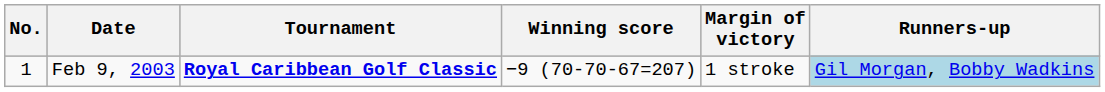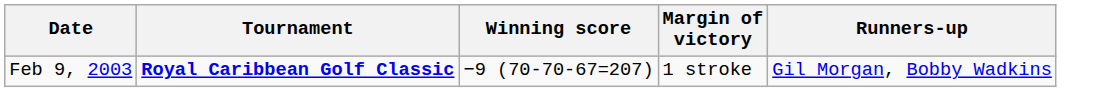- column: (26, 31)
(955, 71) lightblue background -> (912, 71) no background
